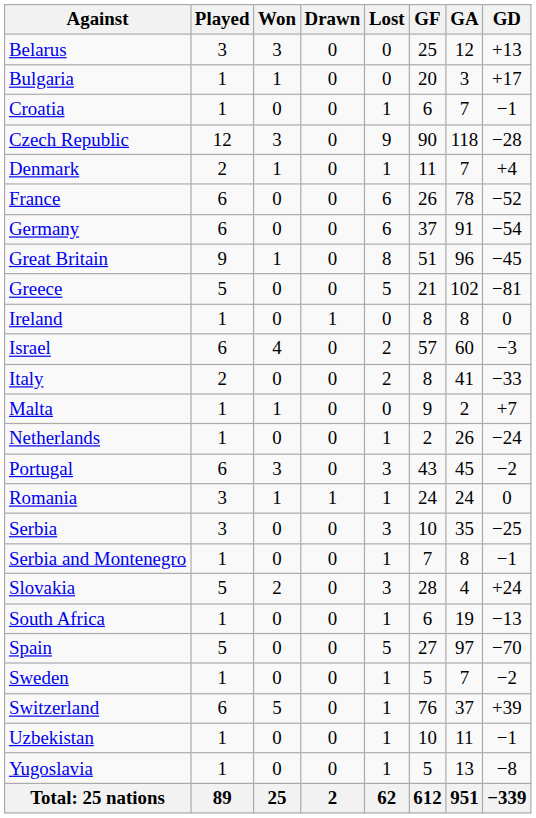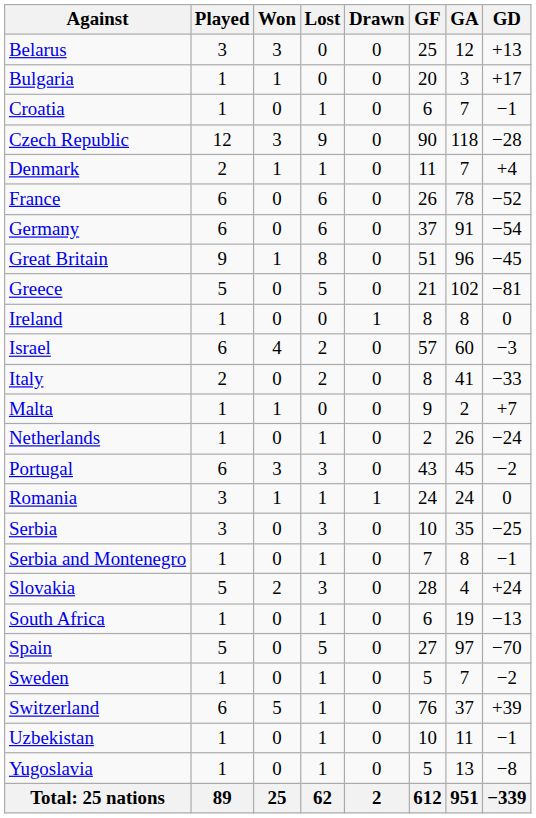columns swapped: (332, 19) <-> (387, 19)
